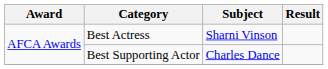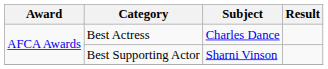(242, 34) Sharni Vinson -> (243, 34) Charles Dance
(243, 54) Charles Dance -> (242, 54) Sharni Vinson
